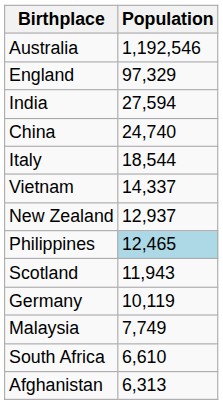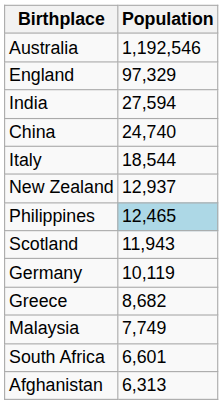- row: (41, 188)
+ row: (38, 301)
(144, 357) 6,610 -> (144, 357) 6,601
